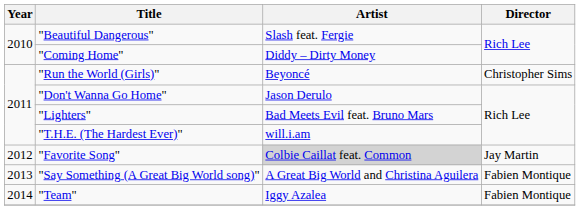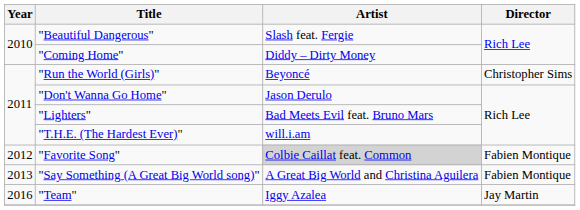(511, 154) Jay Martin -> (527, 154) Fabien Montique
(20, 194) 2014 -> (20, 194) 2016
(527, 194) Fabien Montique -> (511, 194) Jay Martin
